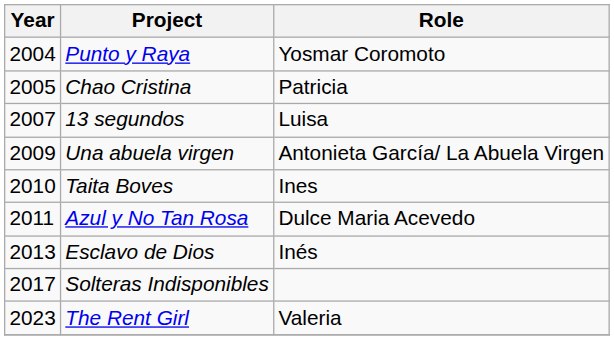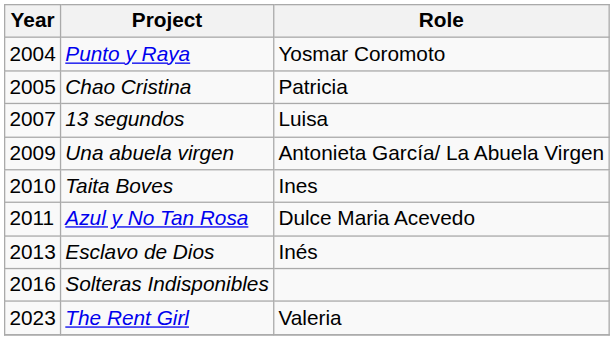(33, 284) 2017 -> (33, 284) 2016
